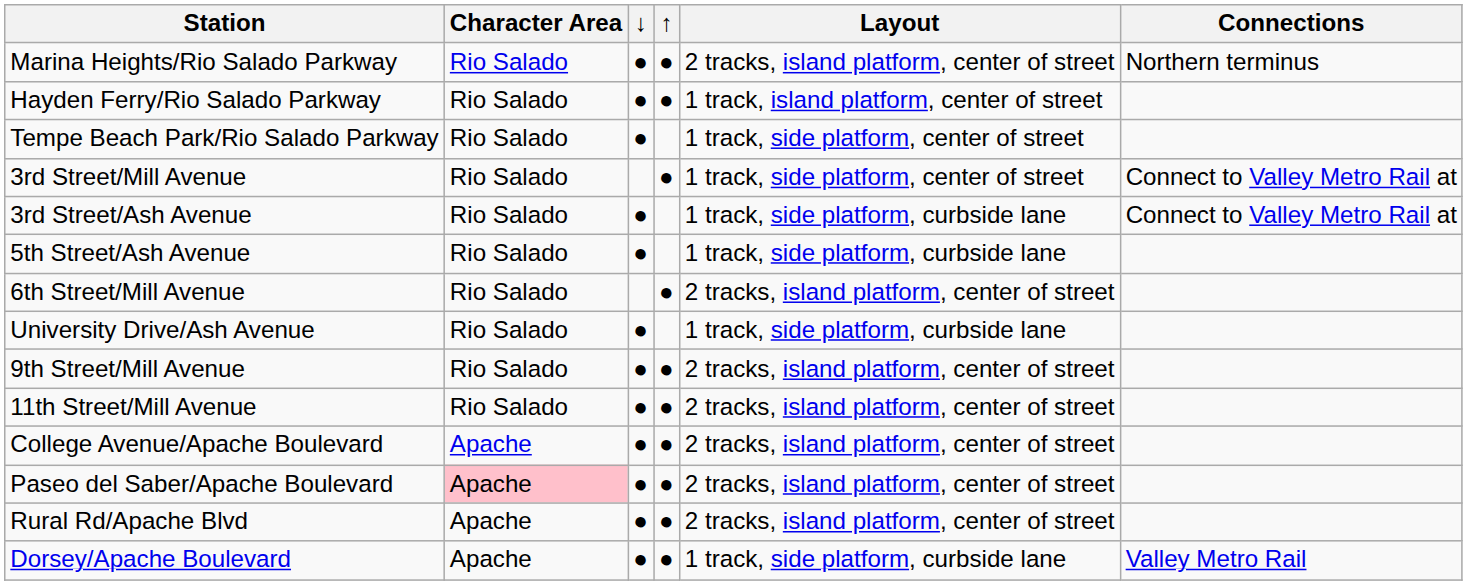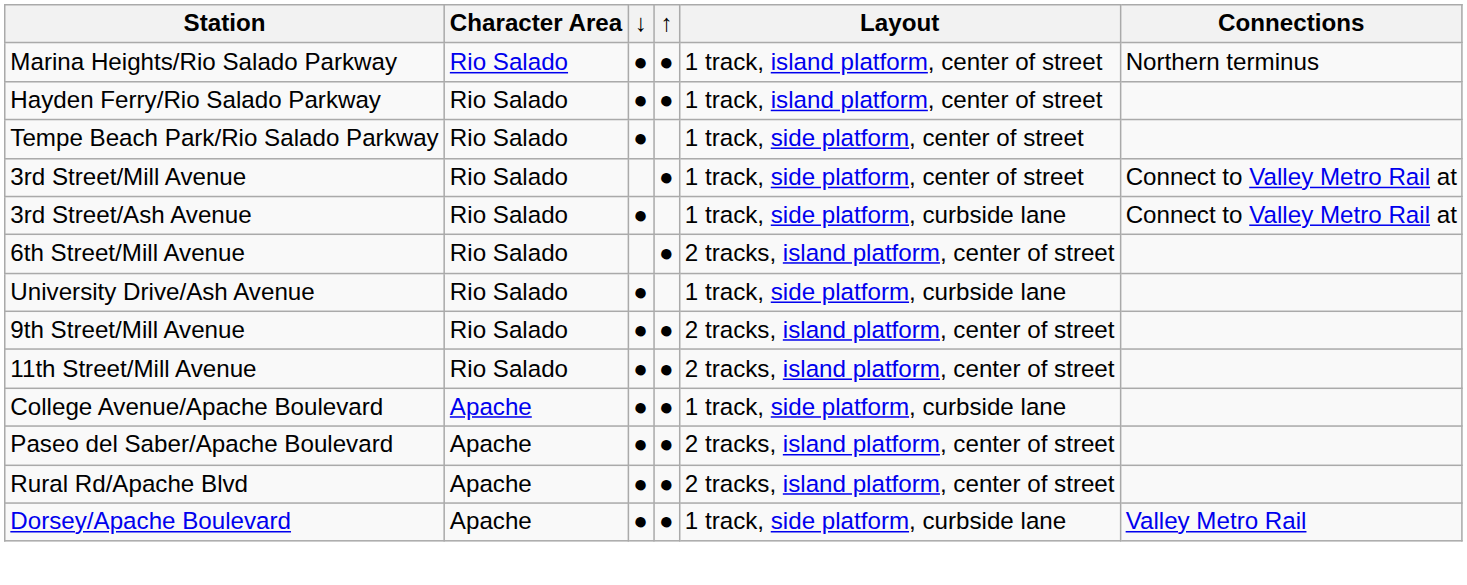(900, 61) 2 tracks, island platform, center of street -> (894, 61) 1 track, island platform, center of street
- row: (130, 253)
(900, 445) 2 tracks, island platform, center of street -> (876, 406) 1 track, side platform, curbside lane
(491, 483) pink background -> (491, 445) no background
